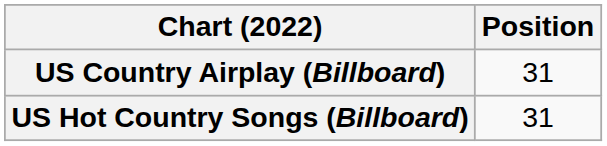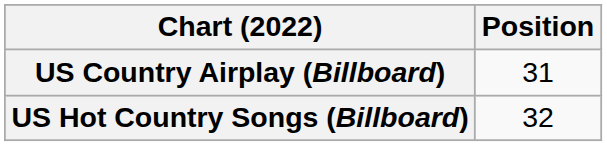(538, 117) 31 -> (538, 117) 32
